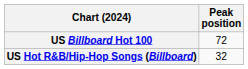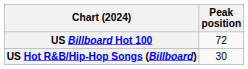(221, 56) 32 -> (221, 56) 30
